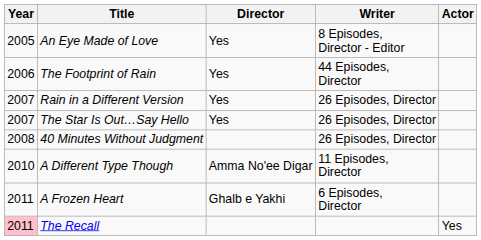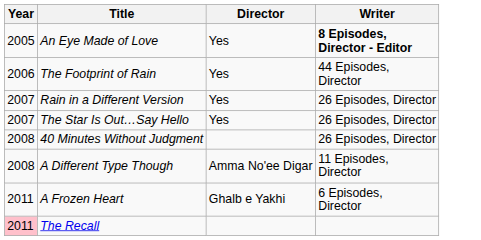- column: (458, 14)
(361, 40) normal -> (365, 40) bold
(21, 166) 2010 -> (21, 166) 2008
